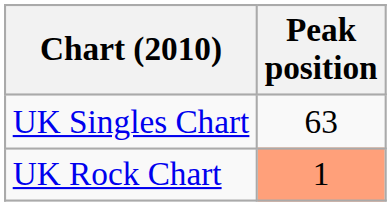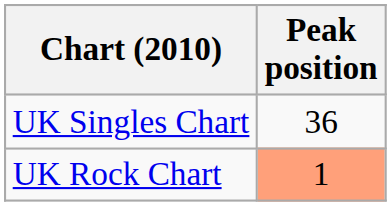(321, 121) 63 -> (321, 121) 36
